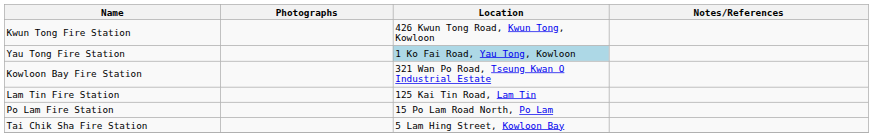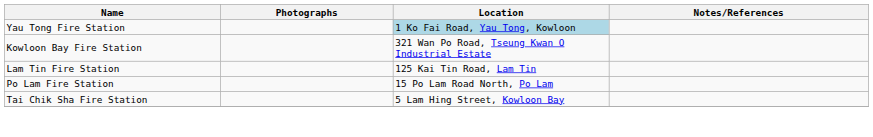- row: (69, 33)
